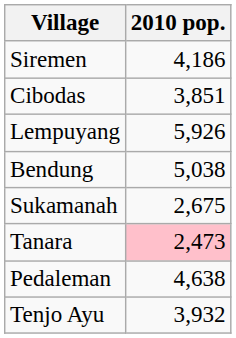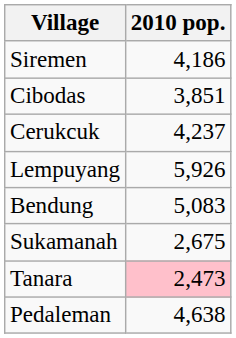+ row: (55, 132)
(200, 168) 5,038 -> (200, 205) 5,083
- row: (57, 315)
